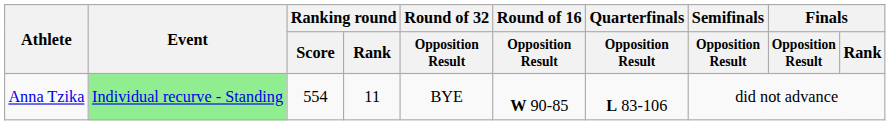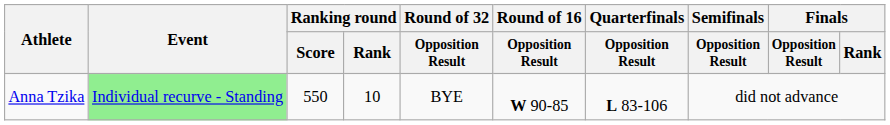(315, 97) 554 -> (315, 97) 550
(372, 97) 11 -> (372, 97) 10
